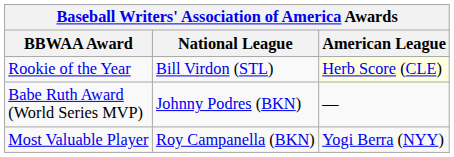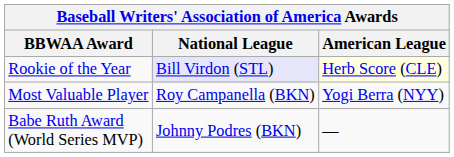(215, 69) no background -> (215, 69) lavender background
rows swapped: (78, 139) <-> (76, 104)
